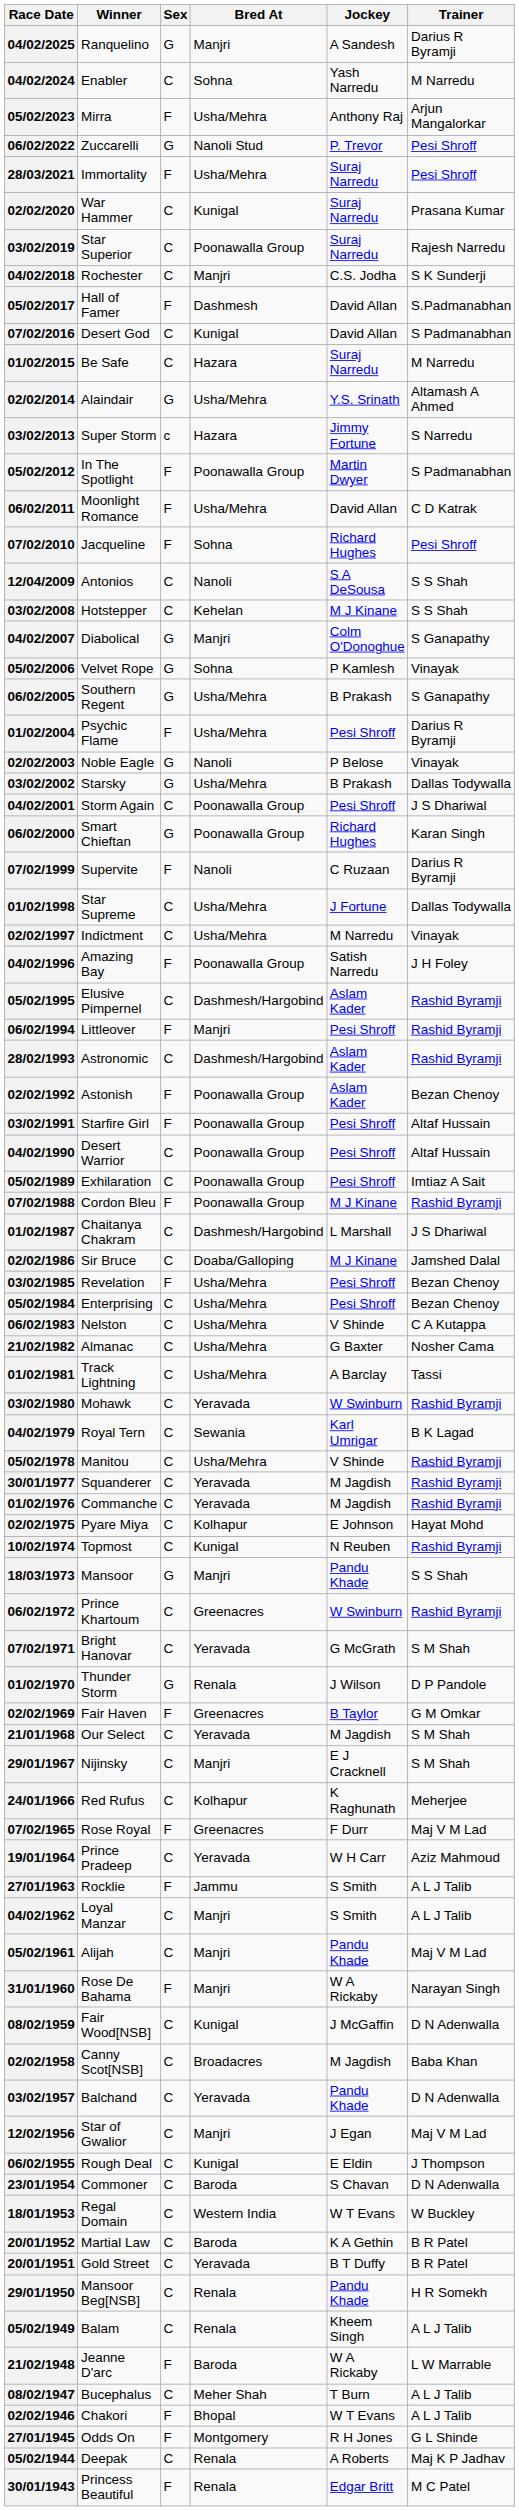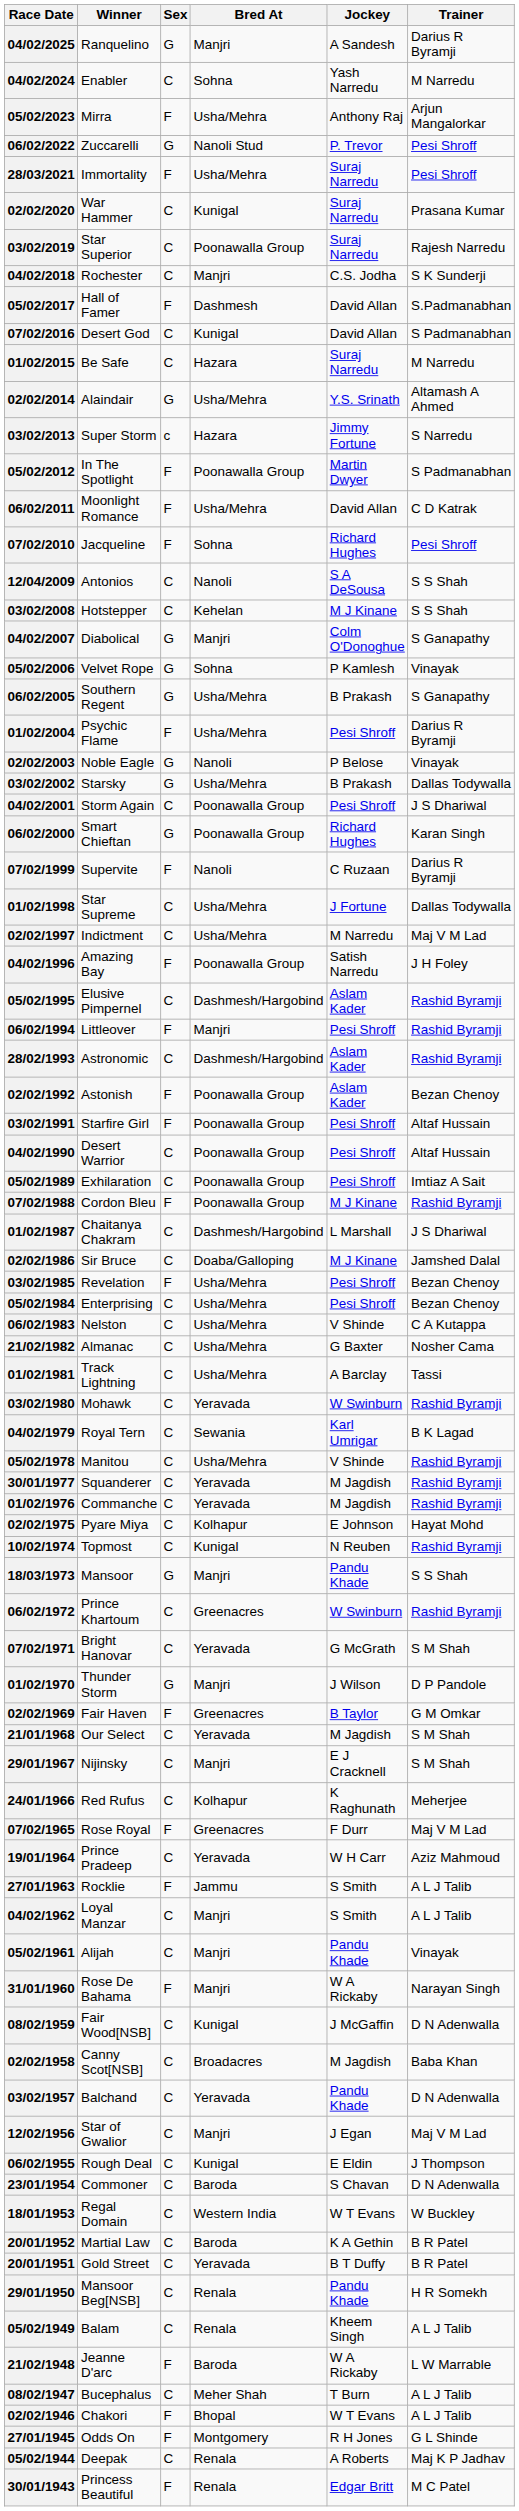(435, 935) Vinayak -> (449, 935) Maj V M Lad
(215, 1685) Renala -> (212, 1685) Manjri
(449, 1952) Maj V M Lad -> (435, 1952) Vinayak
